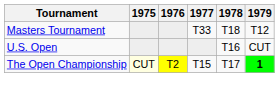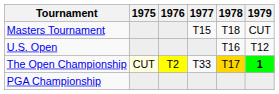(202, 30) T33 -> (202, 30) T15
(260, 30) T12 -> (260, 30) CUT
(260, 47) CUT -> (260, 47) T12
(202, 64) T15 -> (202, 64) T33
(231, 64) no background -> (231, 64) gold background
+ row: (54, 81)
